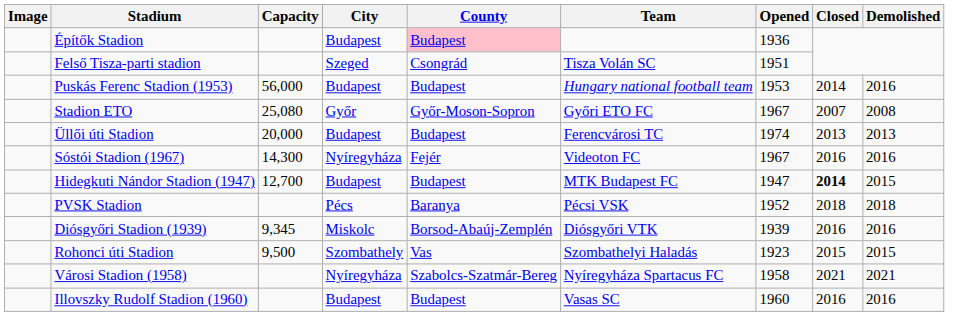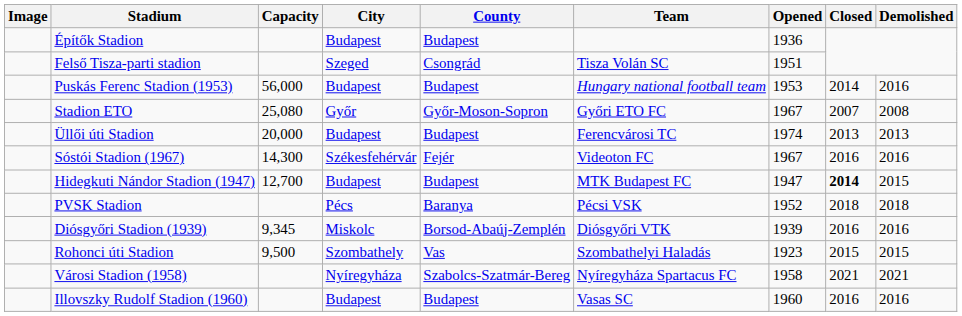(438, 39) pink background -> (451, 39) no background
(364, 157) Nyíregyháza -> (371, 157) Székesfehérvár
